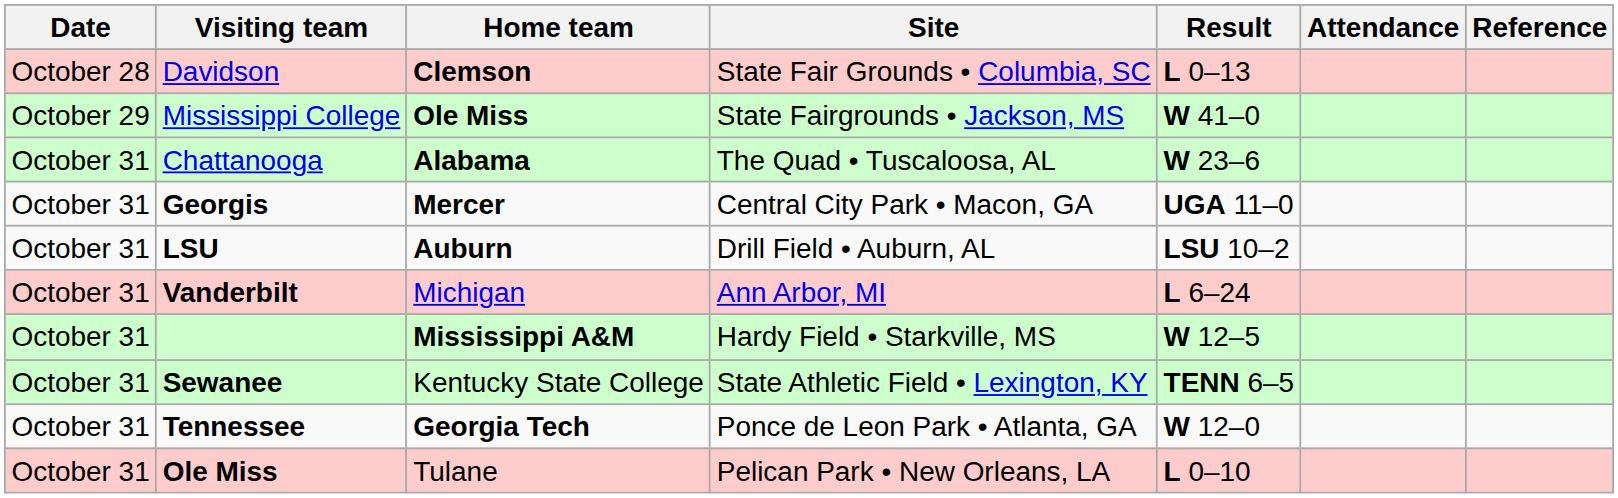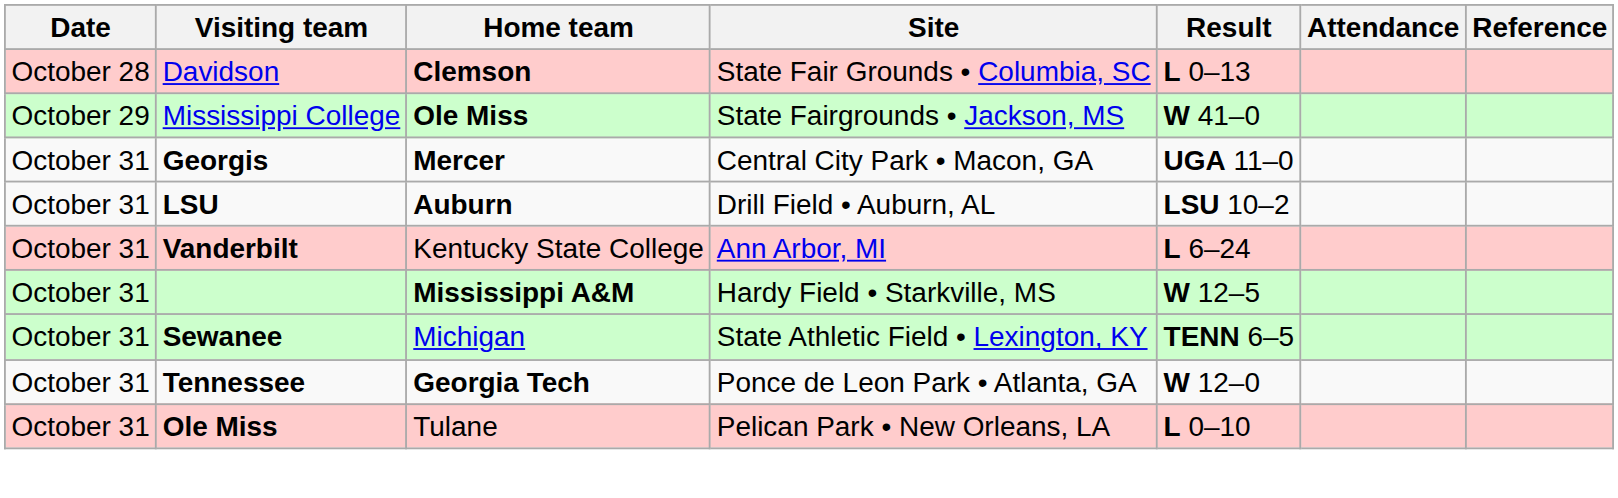- row: (243, 160)
(469, 293) Michigan -> (559, 249) Kentucky State College
(559, 381) Kentucky State College -> (469, 337) Michigan
